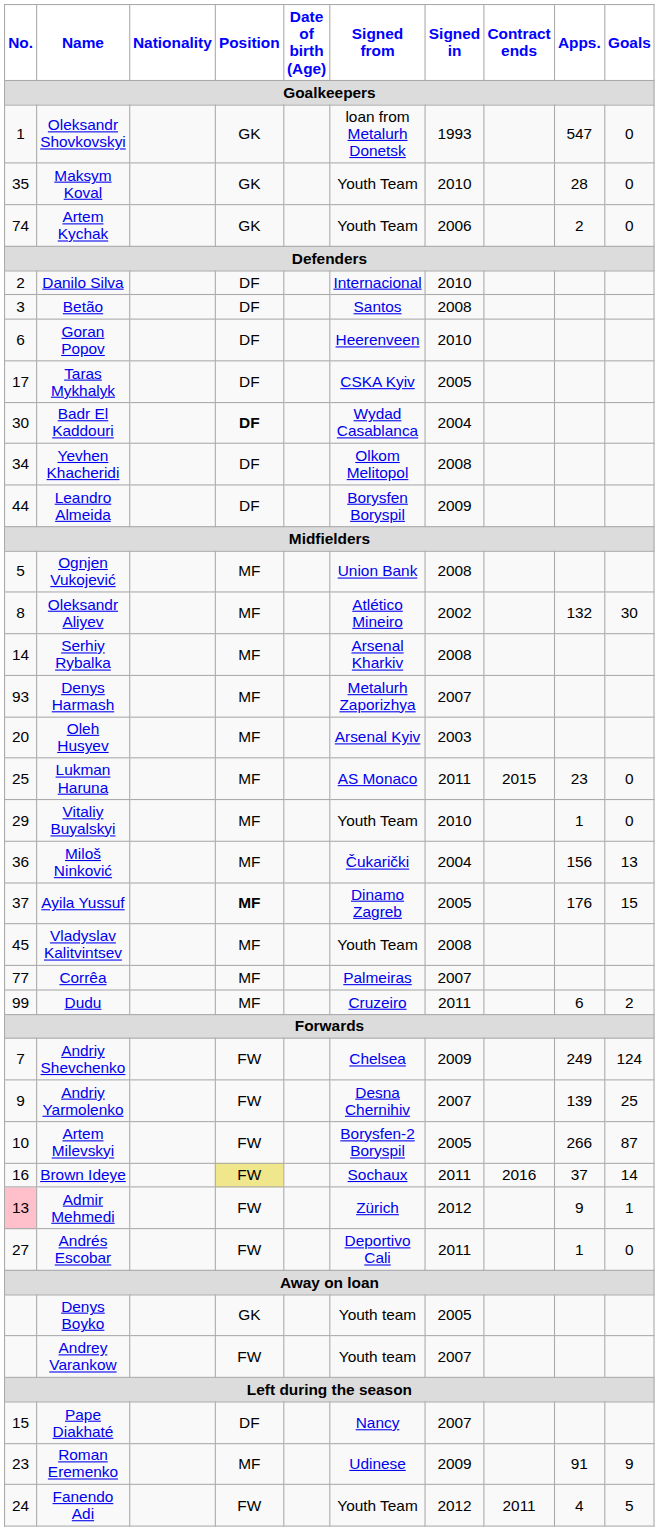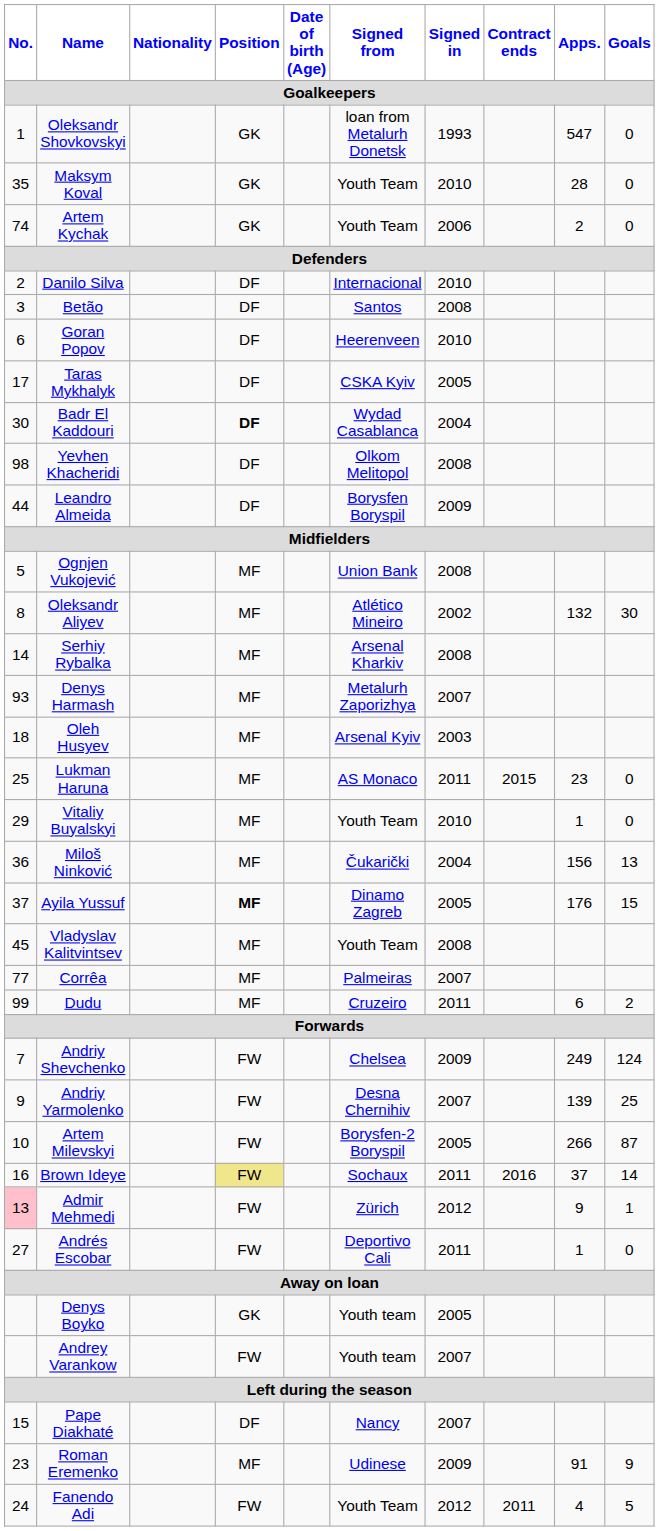(21, 465) 34 -> (21, 465) 98
(21, 738) 20 -> (21, 738) 18
